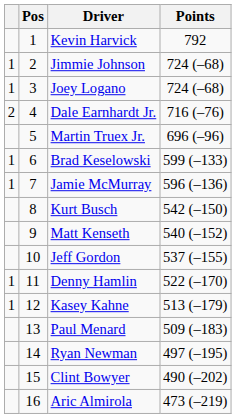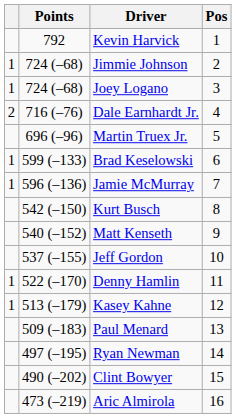columns swapped: (33, 16) <-> (195, 16)
